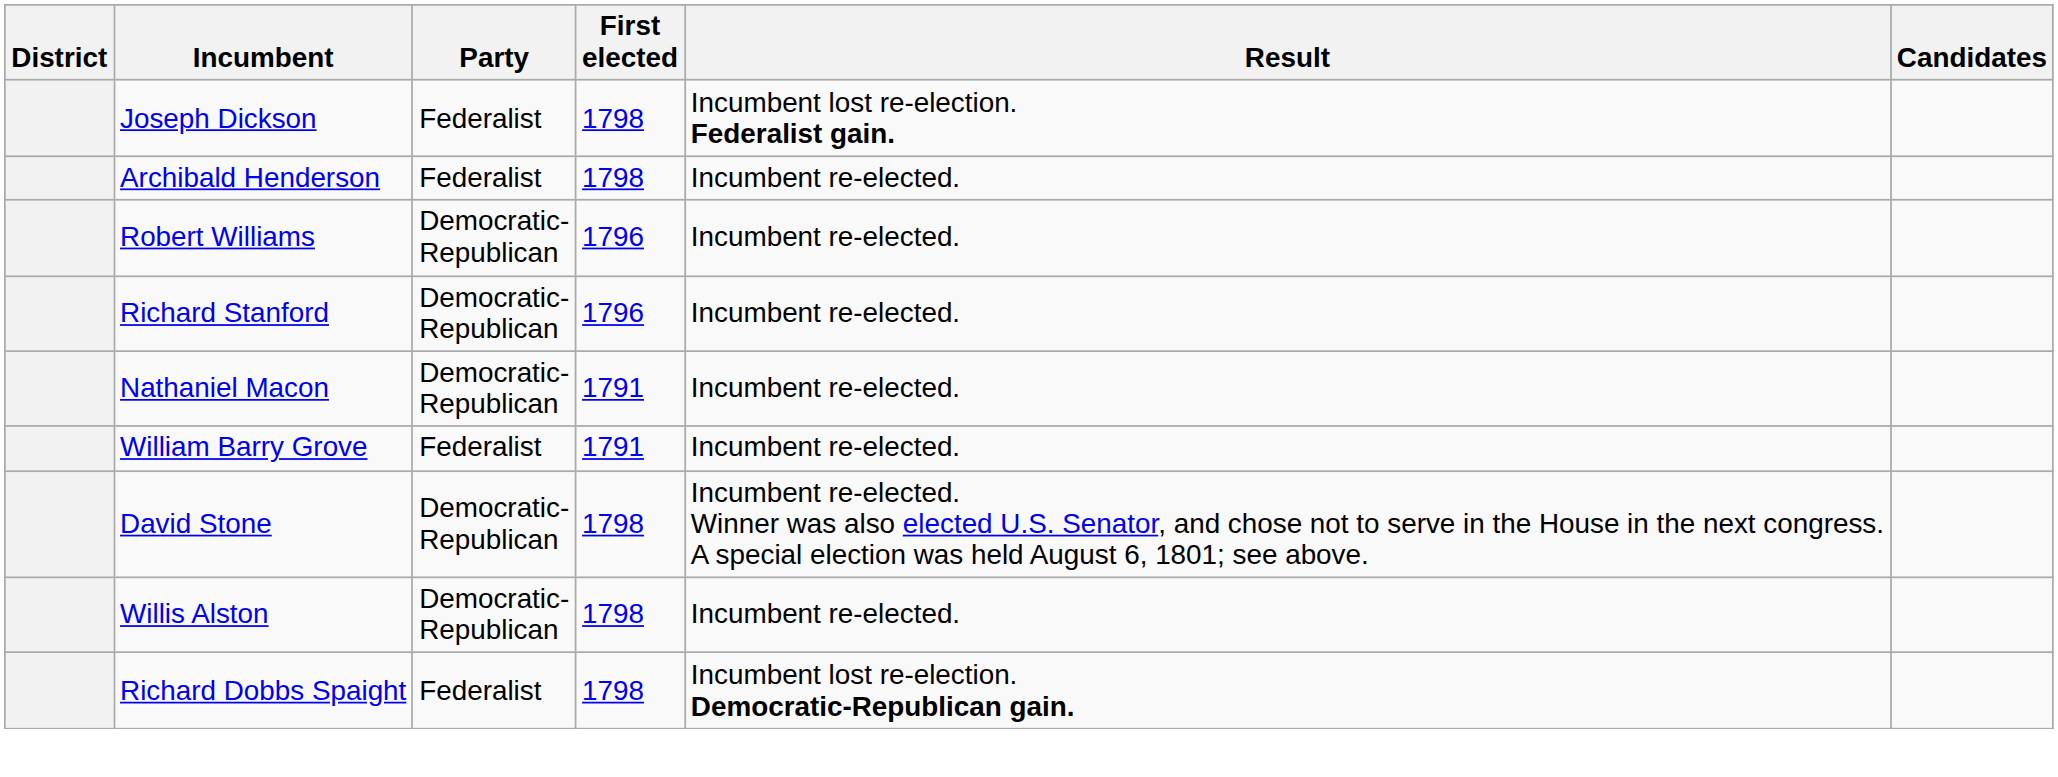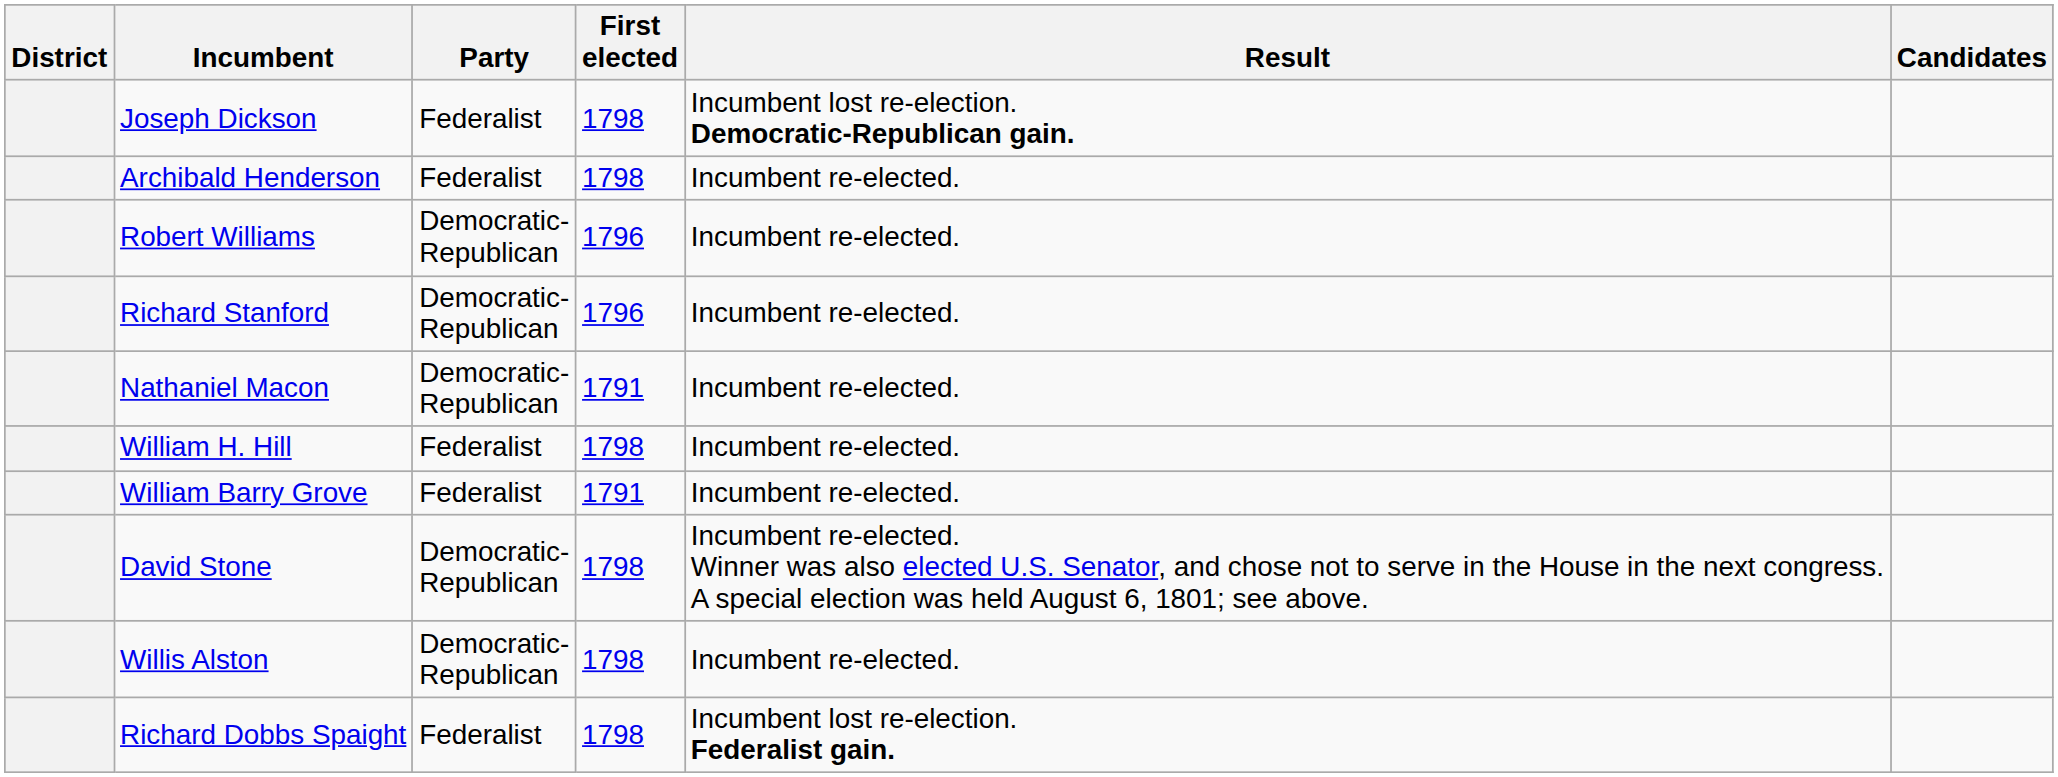(854, 117) Incumbent lost re-election. Federalist gain. -> (883, 117) Incumbent lost re-election. Democratic-Republican gain.
+ row: (206, 448)
(883, 690) Incumbent lost re-election. Democratic-Republican gain. -> (854, 734) Incumbent lost re-election. Federalist gain.
